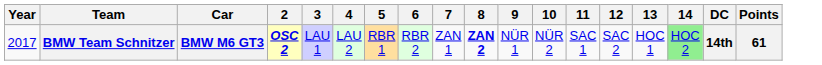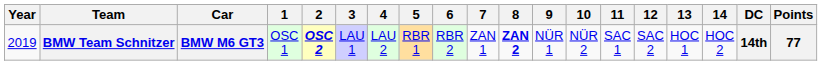+ column: (284, 14)
(22, 42) 2017 -> (22, 42) 2019
(685, 42) lightgreen background -> (720, 42) no background
(759, 42) 61 -> (793, 42) 77
